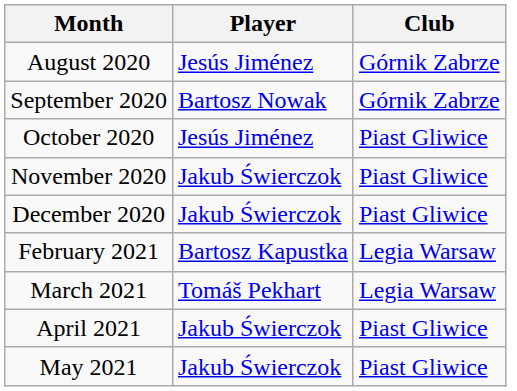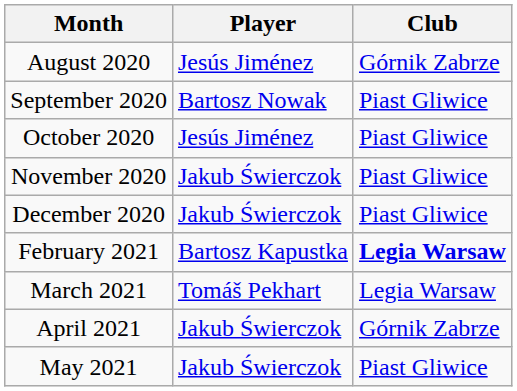(429, 99) Górnik Zabrze -> (423, 99) Piast Gliwice
(427, 251) normal -> (432, 251) bold
(423, 328) Piast Gliwice -> (429, 328) Górnik Zabrze
